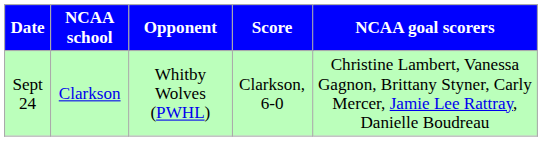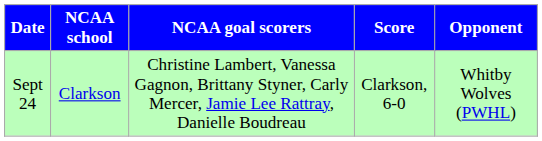columns swapped: (180, 27) <-> (425, 27)
